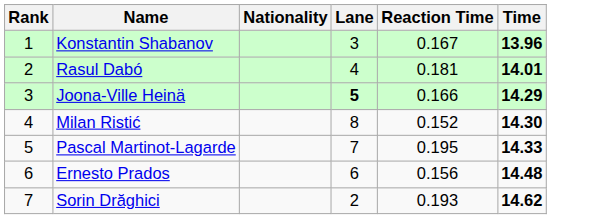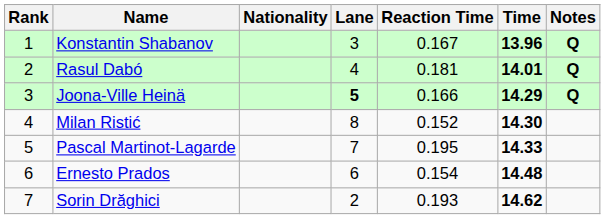+ column: (573, 17)
(437, 174) 0.156 -> (437, 174) 0.154
